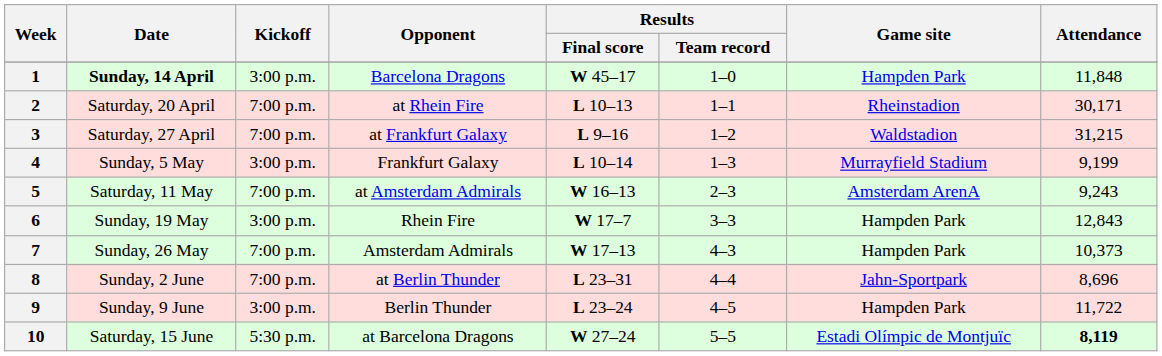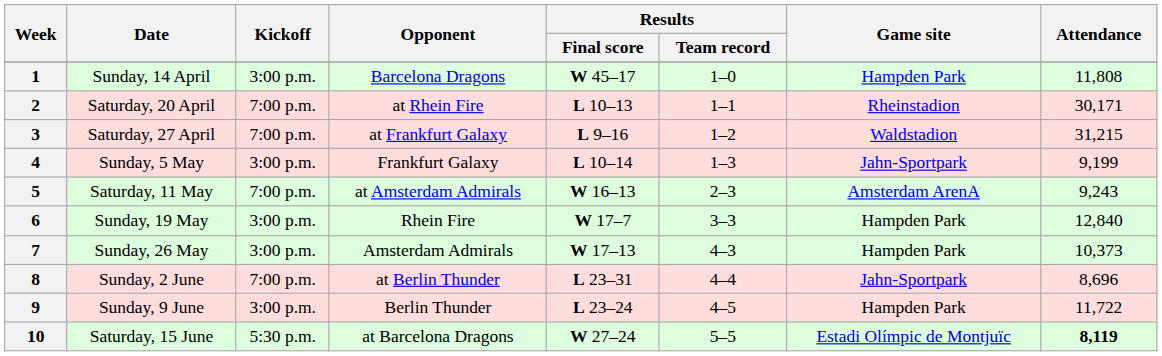(151, 76) bold -> (151, 76) normal
(1099, 76) 11,848 -> (1099, 76) 11,808
(914, 163) Murrayfield Stadium -> (914, 163) Jahn-Sportpark
(1099, 220) 12,843 -> (1099, 220) 12,840
(283, 249) 7:00 p.m. -> (283, 249) 3:00 p.m.
